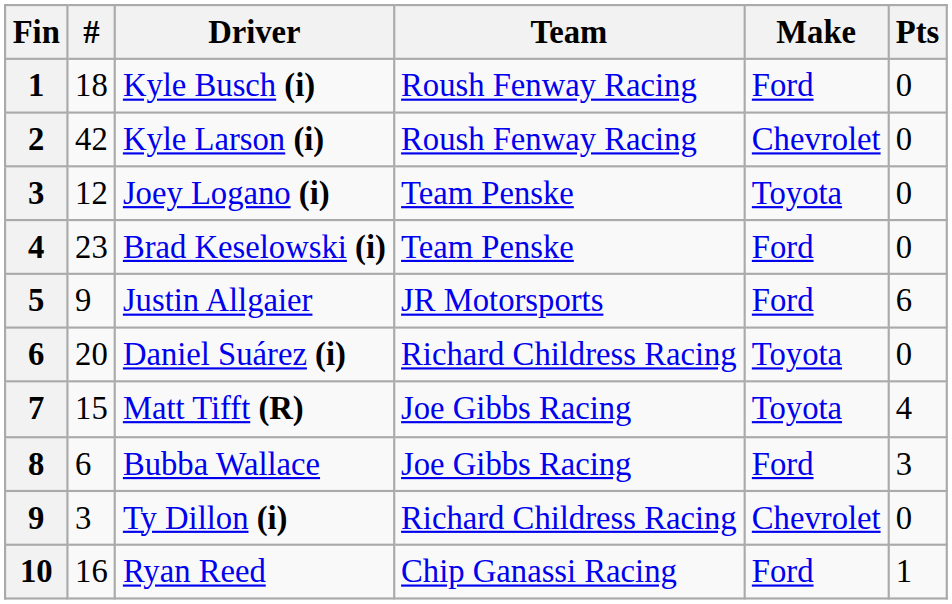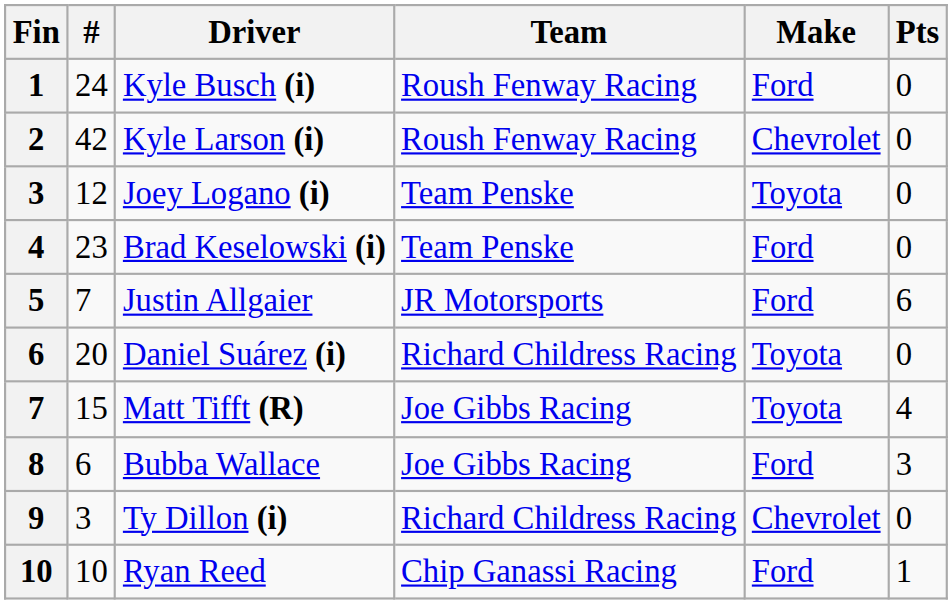(91, 85) 18 -> (91, 85) 24
(83, 301) 9 -> (83, 301) 7
(91, 570) 16 -> (91, 570) 10
